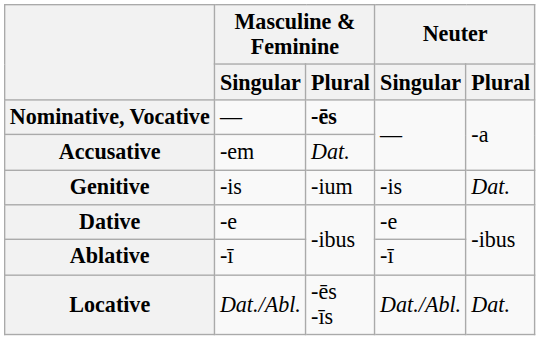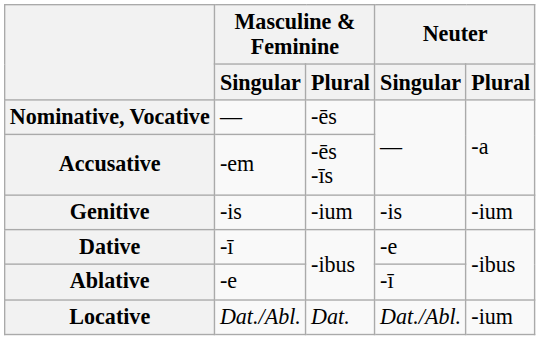(324, 116) bold -> (324, 116) normal
(330, 151) Dat. -> (324, 164) -ēs -īs
(491, 186) Dat. -> (492, 211) -ium
(228, 221) -e -> (227, 246) -ī
(227, 256) -ī -> (228, 281) -e
(324, 304) -ēs -īs -> (330, 316) Dat.
(491, 304) Dat. -> (492, 316) -ium
